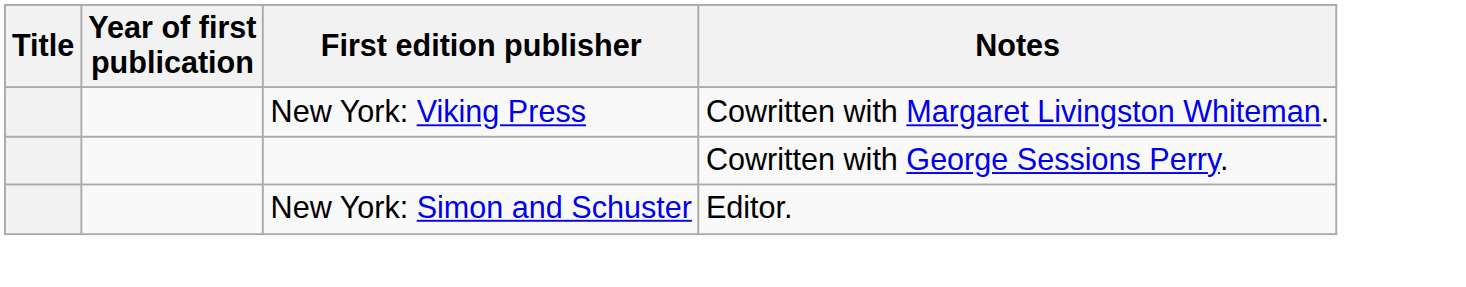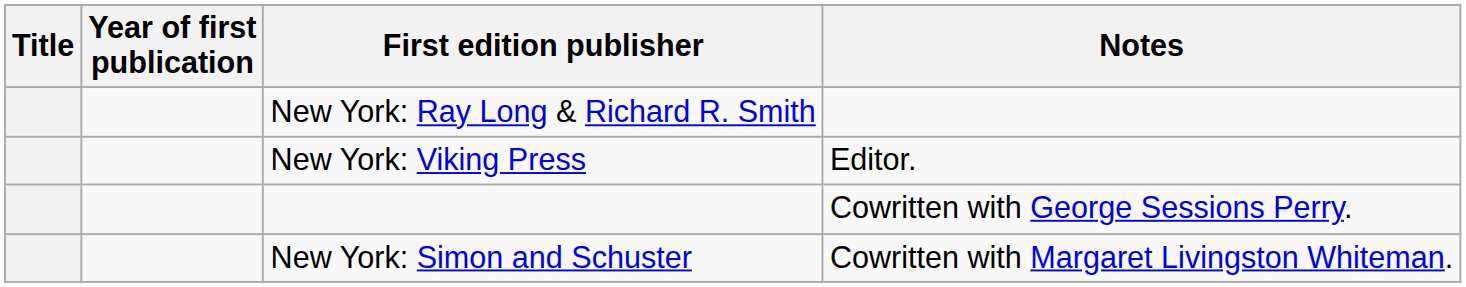+ row: (543, 111)
(1018, 111) Cowritten with Margaret Livingston Whiteman. -> (873, 160) Editor.
(749, 208) Editor. -> (1142, 256) Cowritten with Margaret Livingston Whiteman.
